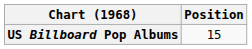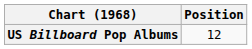(214, 35) 15 -> (214, 35) 12
